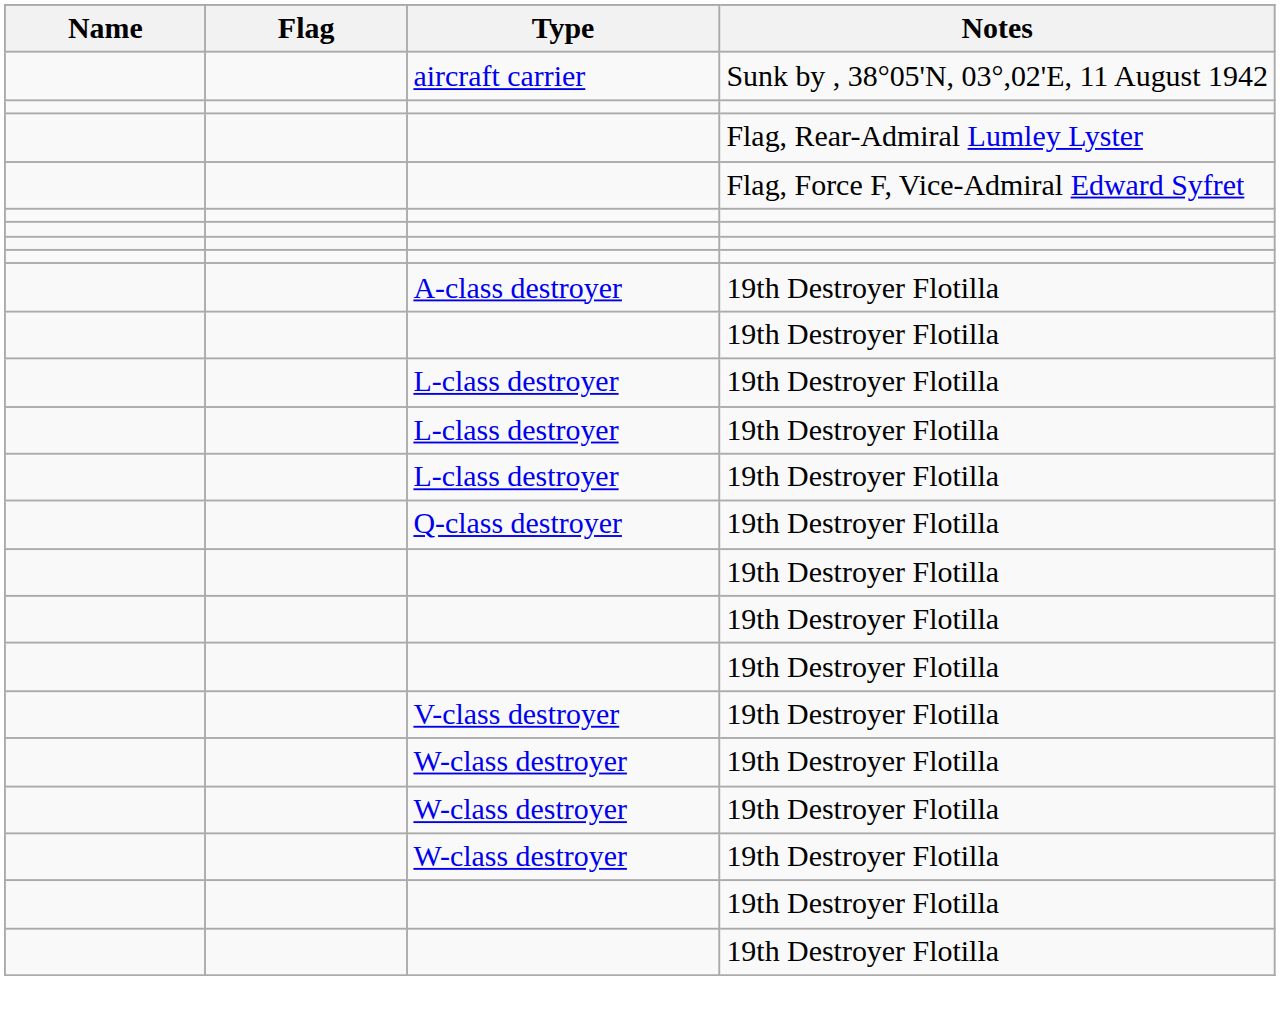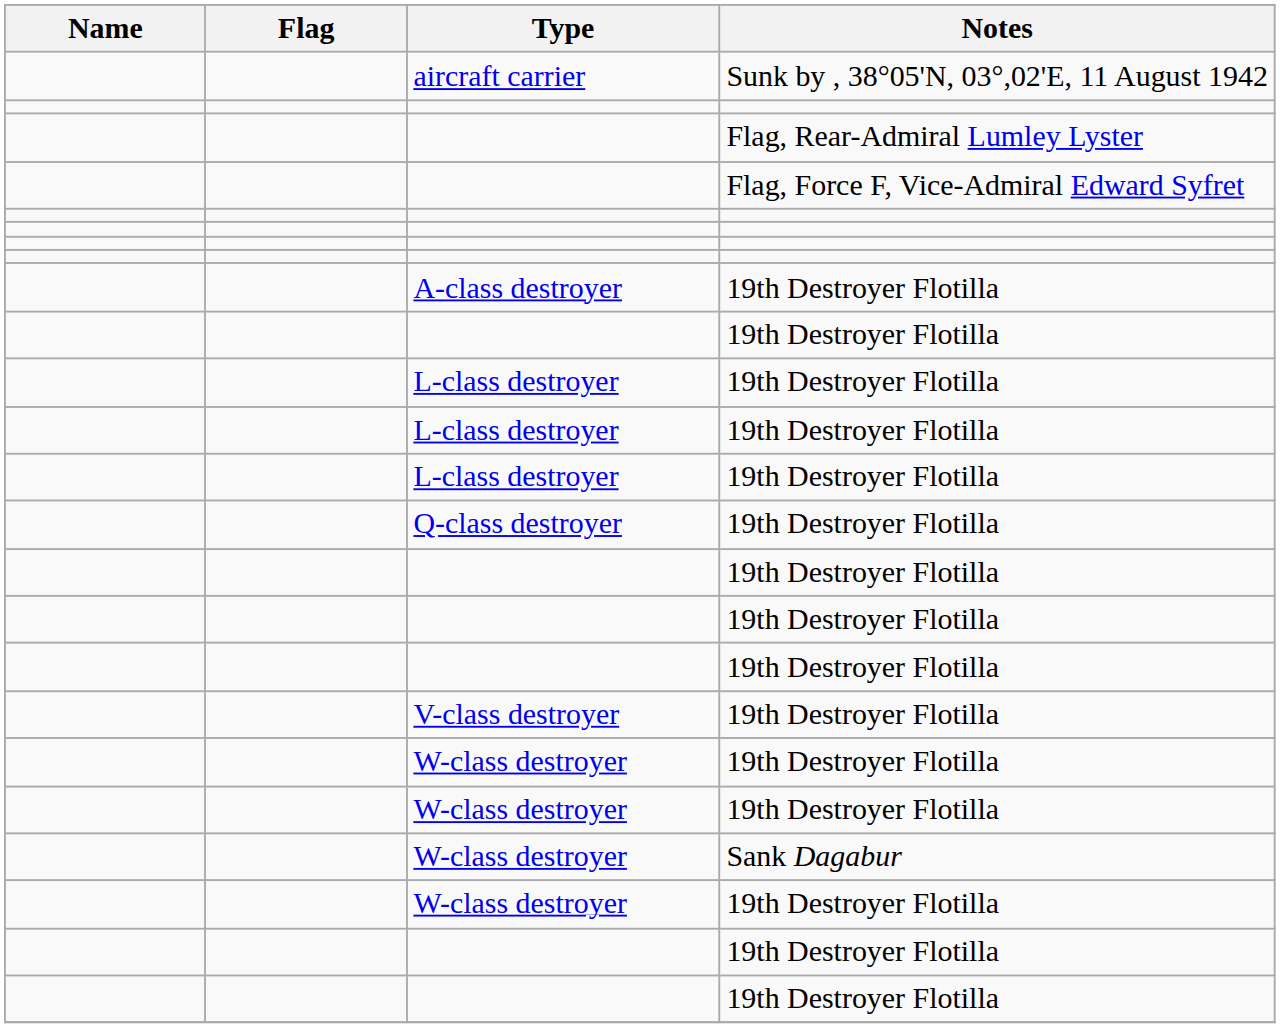+ row: (520, 856)
